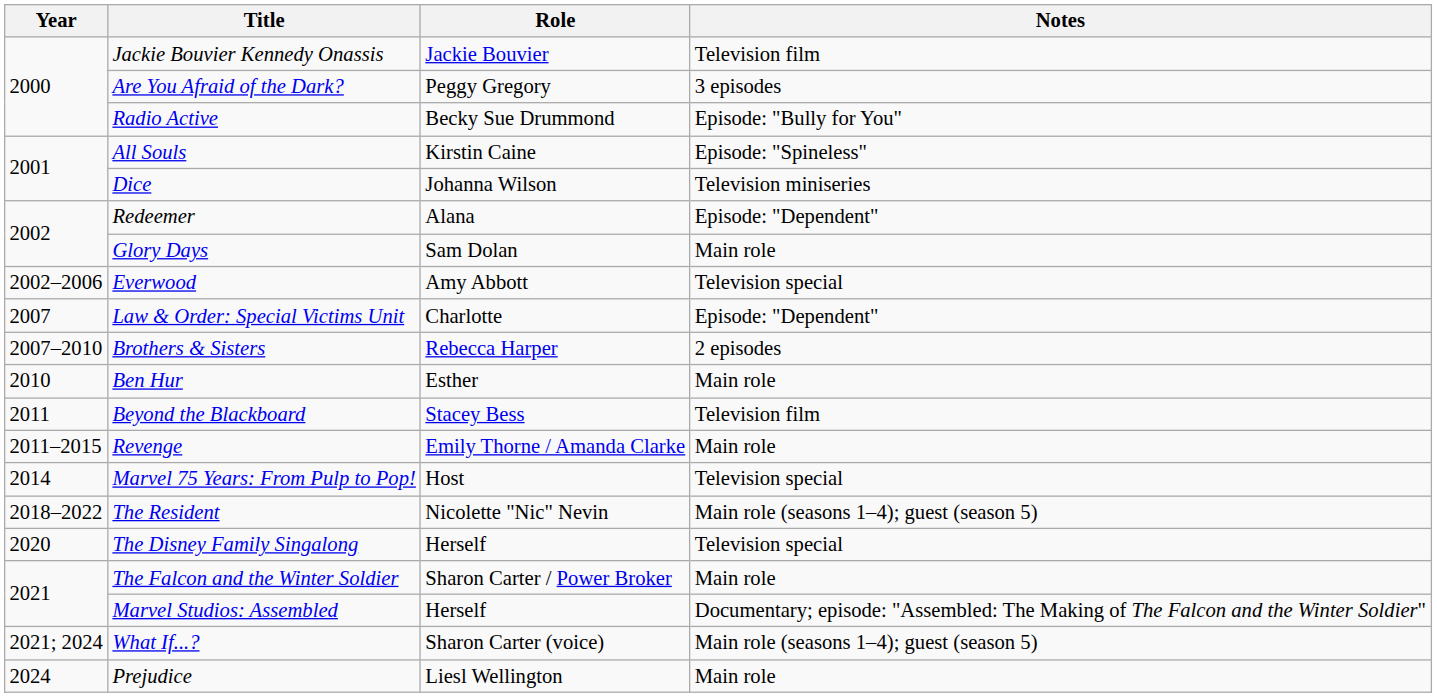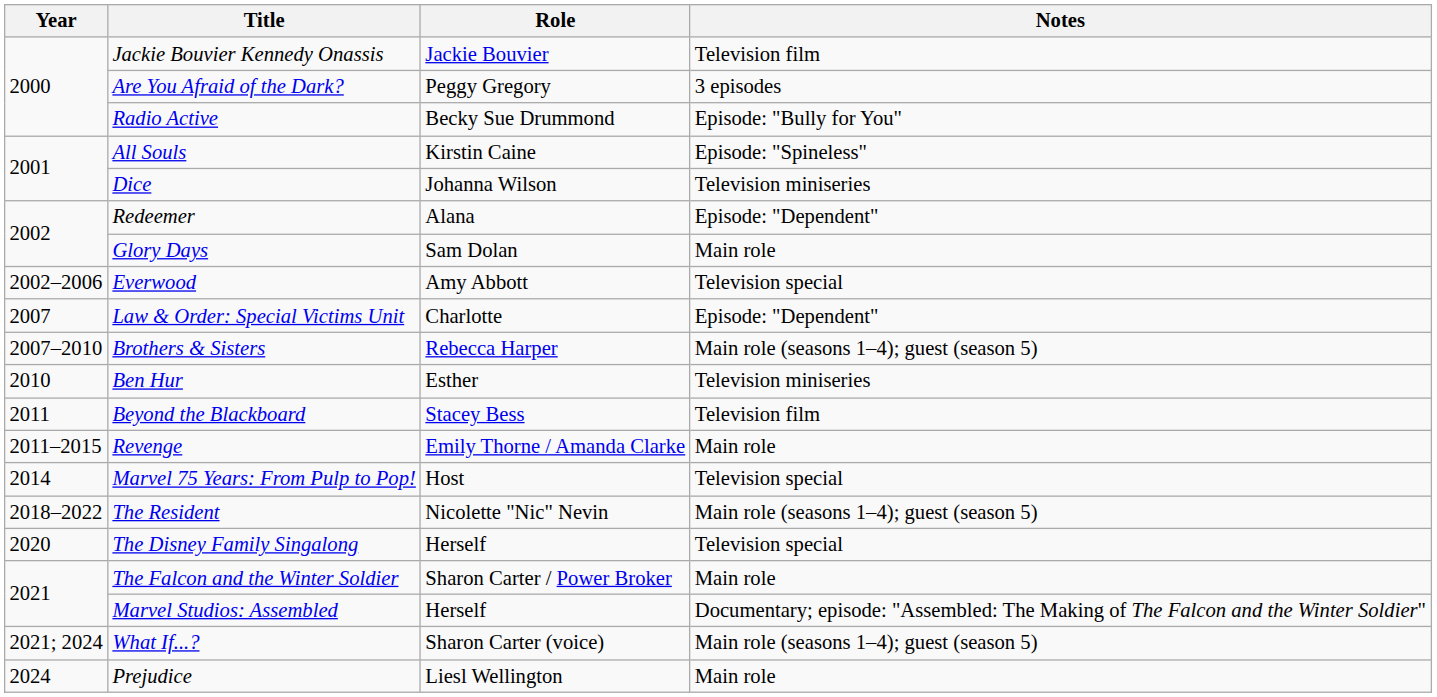(738, 348) 2 episodes -> (866, 348) Main role (seasons 1–4); guest (season 5)
(735, 380) Main role -> (783, 380) Television miniseries
